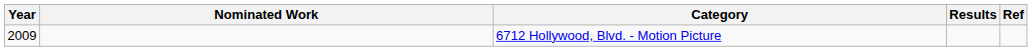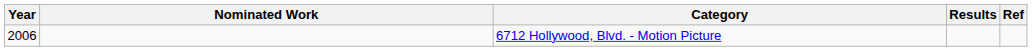(22, 35) 2009 -> (22, 35) 2006
